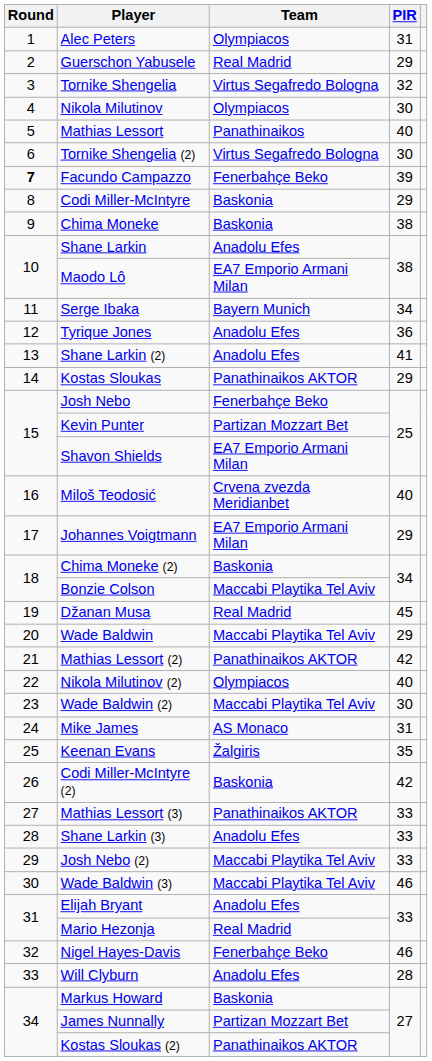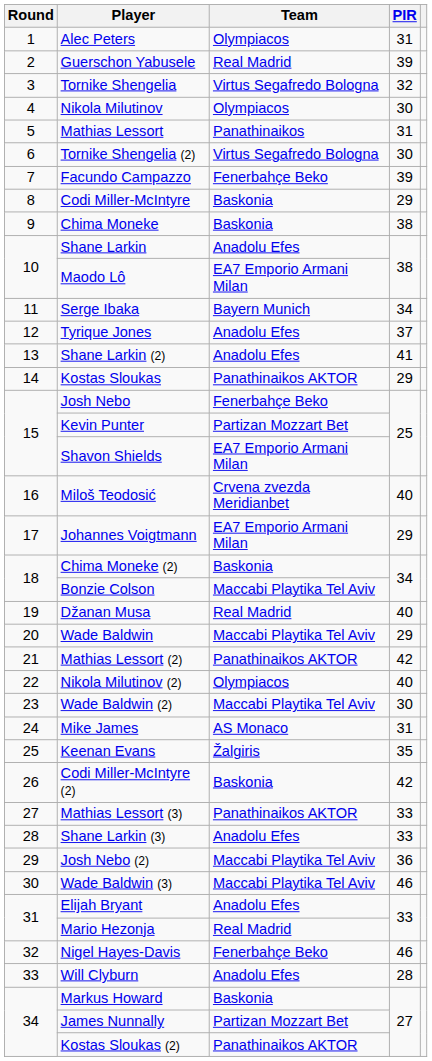(405, 62) 29 -> (405, 62) 39
(405, 131) 40 -> (405, 131) 31
(31, 177) bold -> (31, 177) normal
(405, 332) 36 -> (405, 332) 37
(405, 612) 45 -> (405, 612) 40
(405, 859) 33 -> (405, 859) 36
